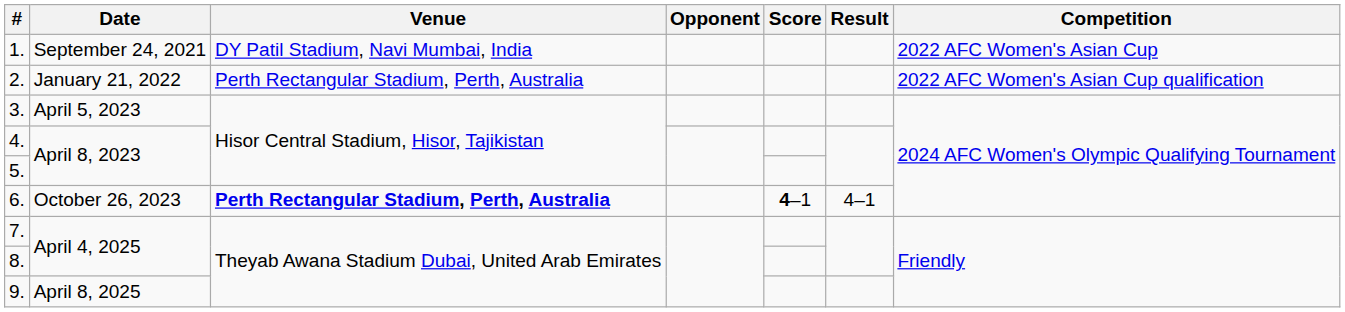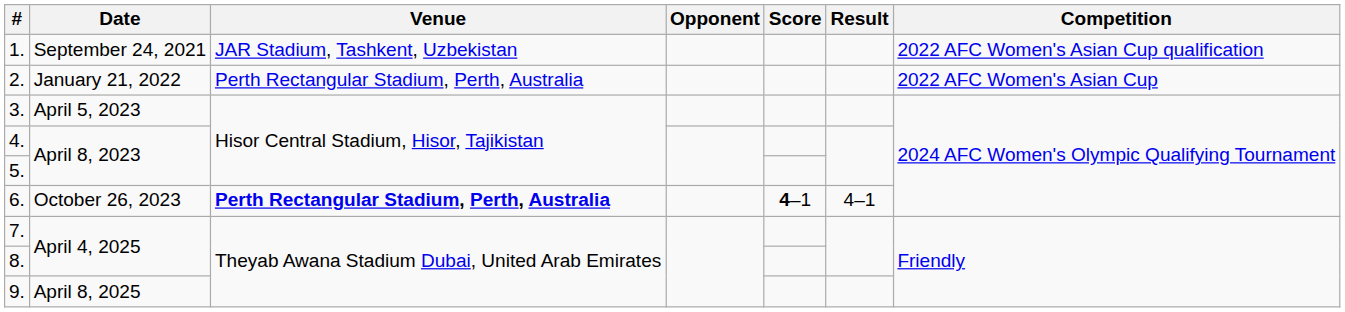(374, 49) DY Patil Stadium, Navi Mumbai, India -> (366, 49) JAR Stadium, Tashkent, Uzbekistan
(1028, 49) 2022 AFC Women's Asian Cup -> (1081, 49) 2022 AFC Women's Asian Cup qualification
(1081, 79) 2022 AFC Women's Asian Cup qualification -> (1028, 79) 2022 AFC Women's Asian Cup
